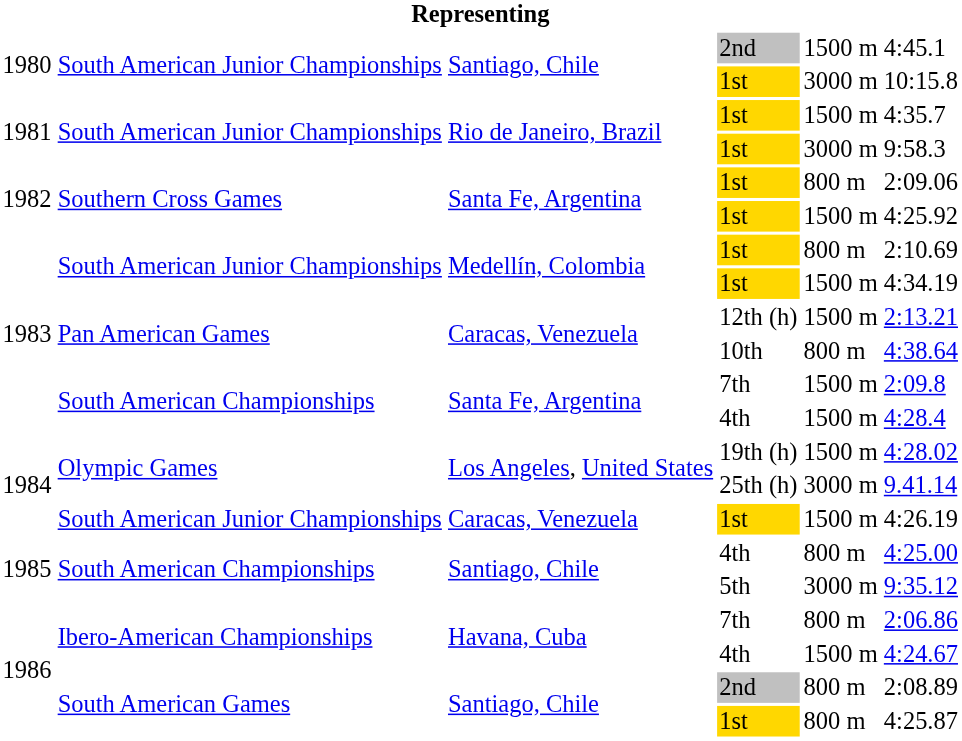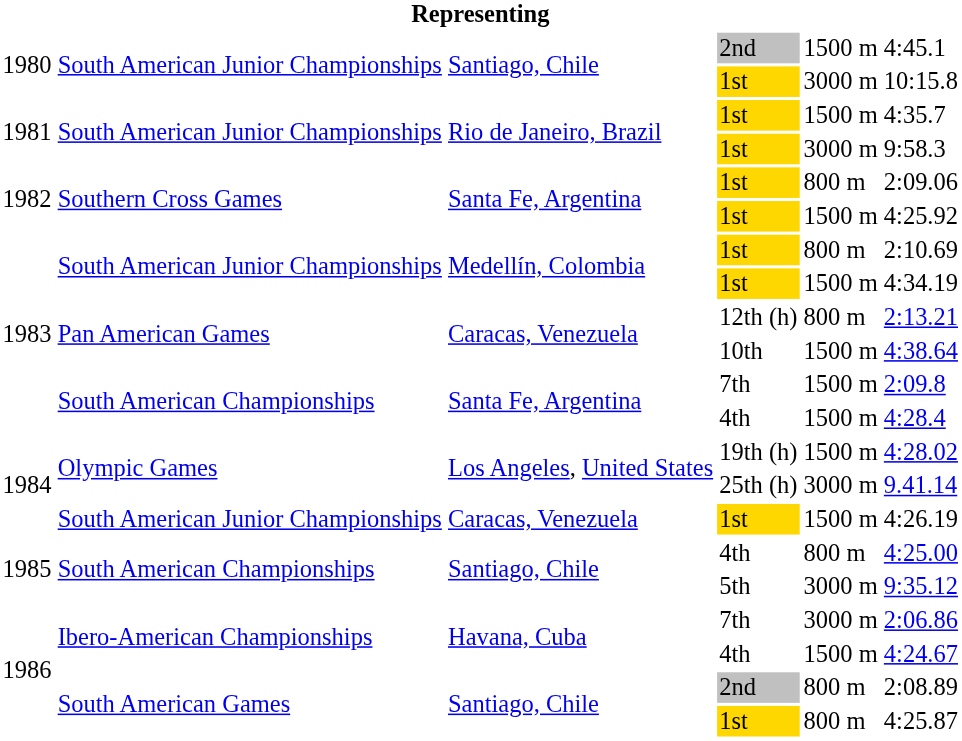(841, 317) 1500 m -> (835, 317) 800 m
(835, 350) 800 m -> (841, 350) 1500 m
(835, 619) 800 m -> (841, 619) 3000 m
